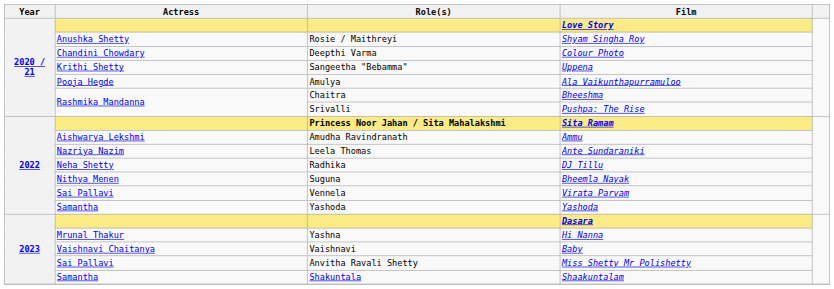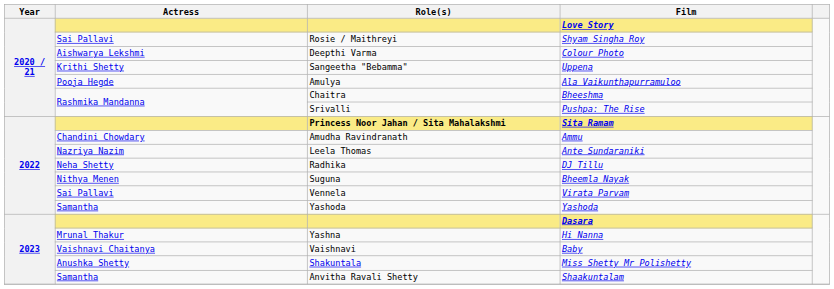(93, 39) Anushka Shetty -> (85, 39) Sai Pallavi
(101, 53) Chandini Chowdary -> (101, 53) Aishwarya Lekshmi
(101, 137) Aishwarya Lekshmi -> (101, 137) Chandini Chowdary
(85, 263) Sai Pallavi -> (93, 263) Anushka Shetty
(364, 263) Anvitha Ravali Shetty -> (335, 263) Shakuntala
(335, 277) Shakuntala -> (364, 277) Anvitha Ravali Shetty
